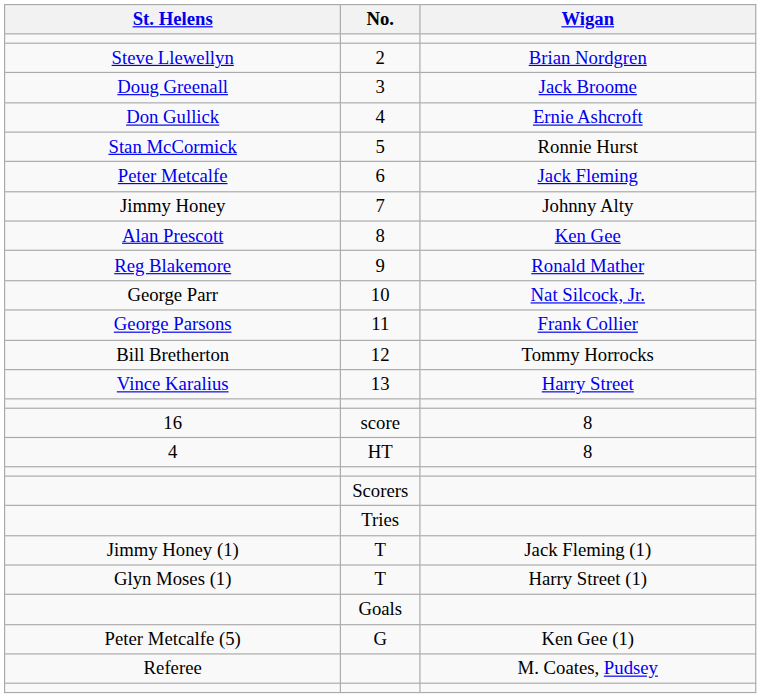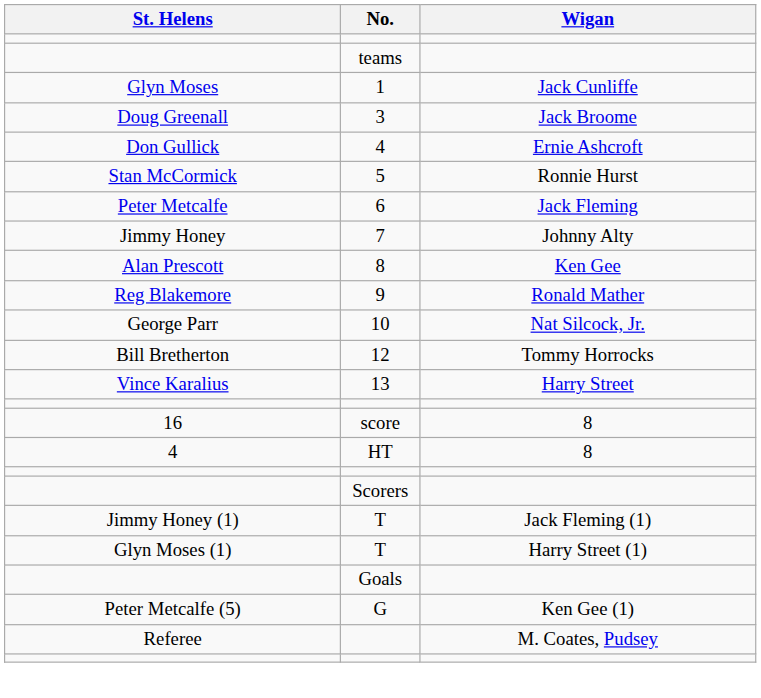+ row: (173, 58)
+ row: (173, 87)
- row: (173, 57)
- row: (173, 324)
- row: (173, 520)
